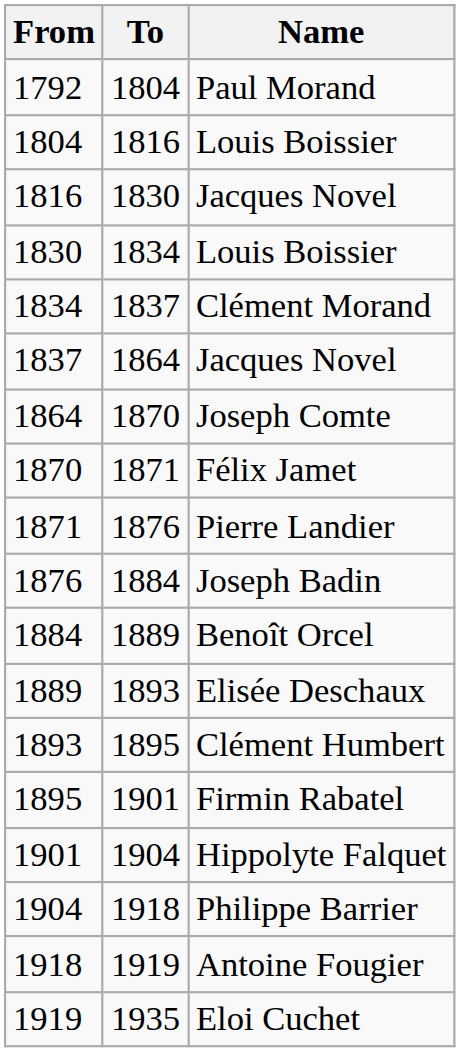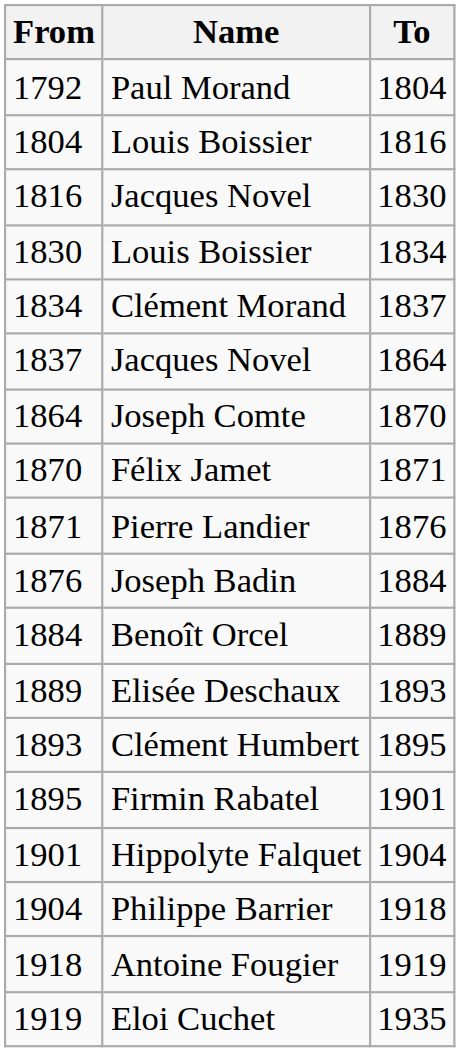columns swapped: (145, 31) <-> (321, 31)
